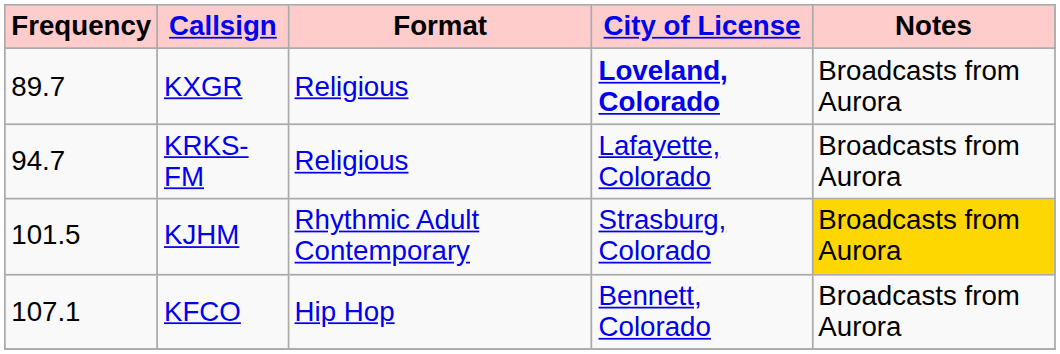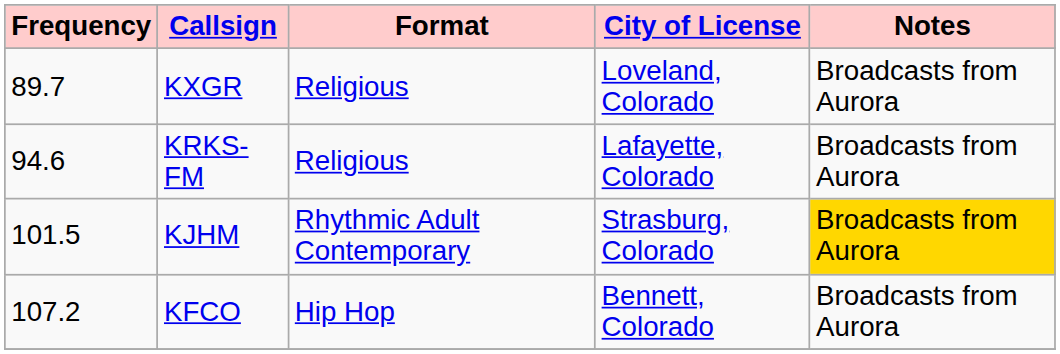(663, 85) bold -> (662, 85) normal
(38, 160) 94.7 -> (38, 160) 94.6
(46, 311) 107.1 -> (46, 311) 107.2
